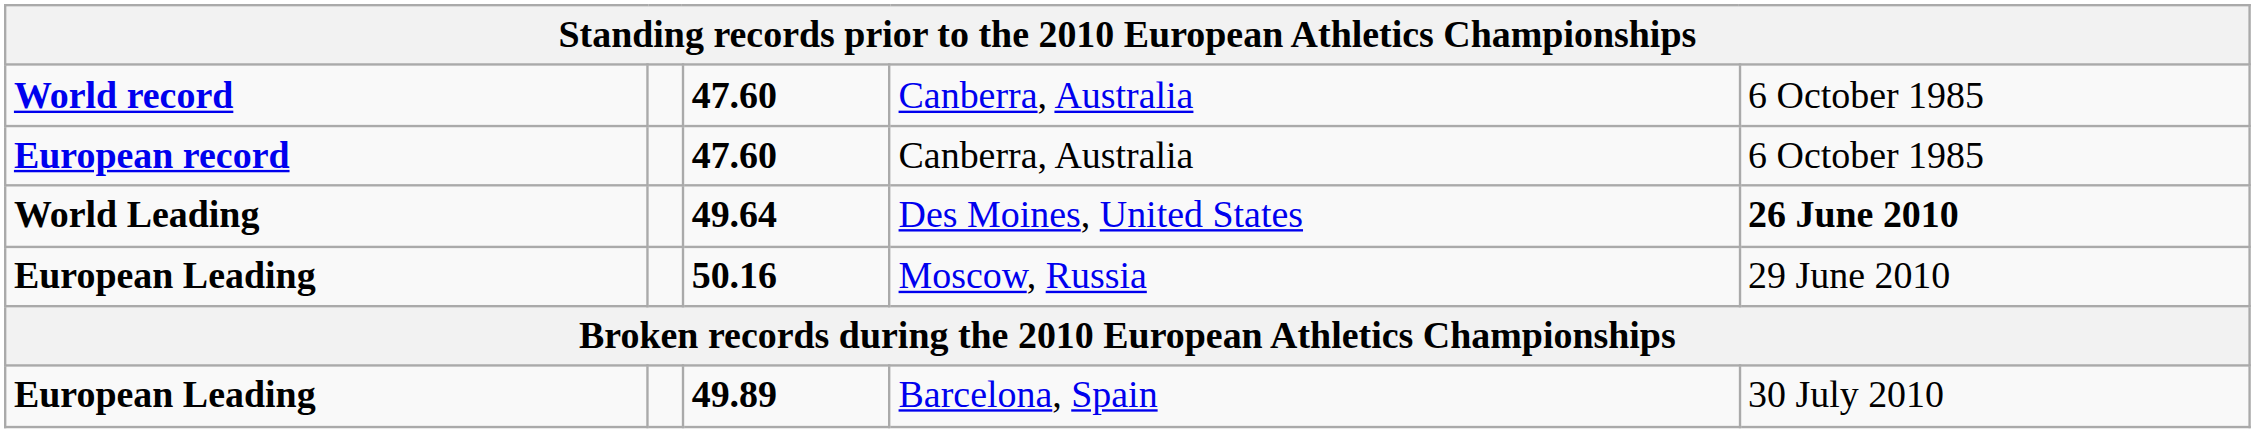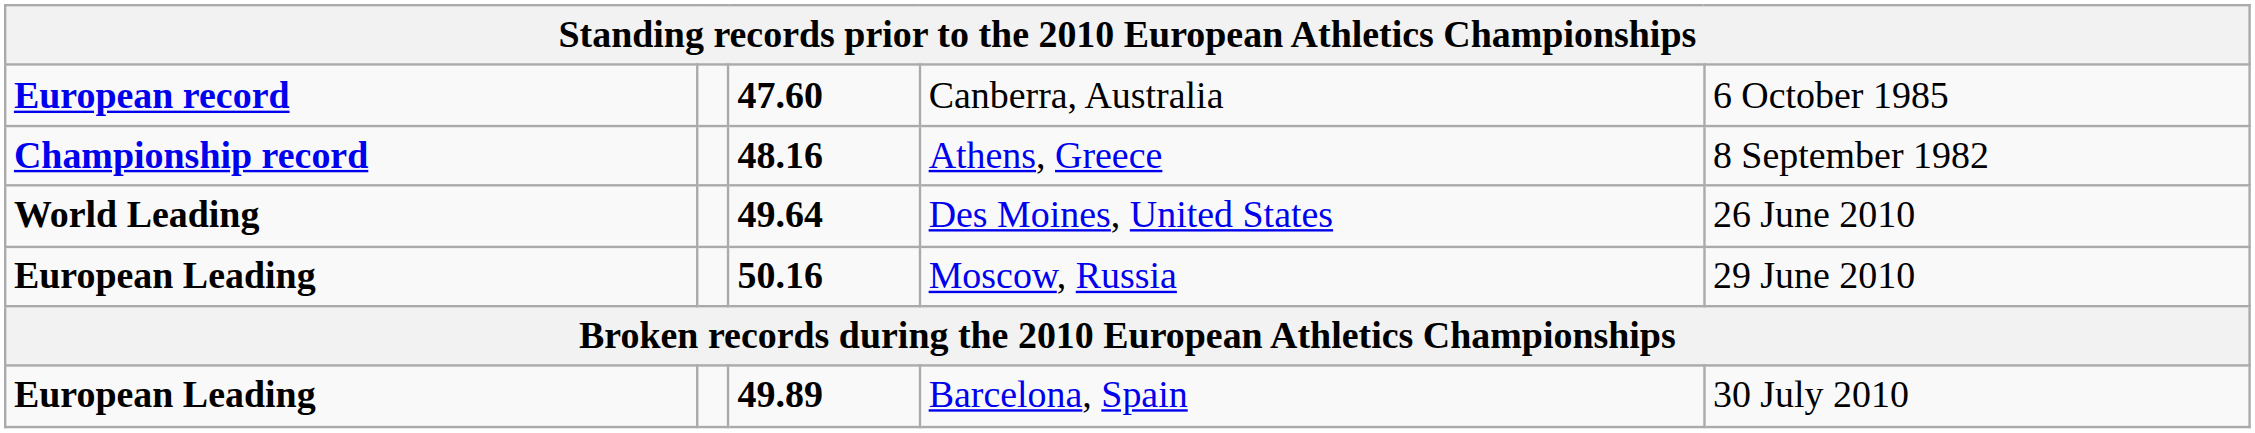- row: (124, 94)
+ row: (191, 154)
(1853, 214) bold -> (1814, 214) normal
